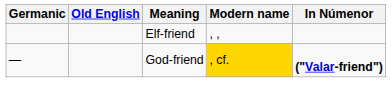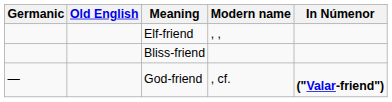+ row: (175, 53)
(219, 60) gold background -> (221, 79) no background
